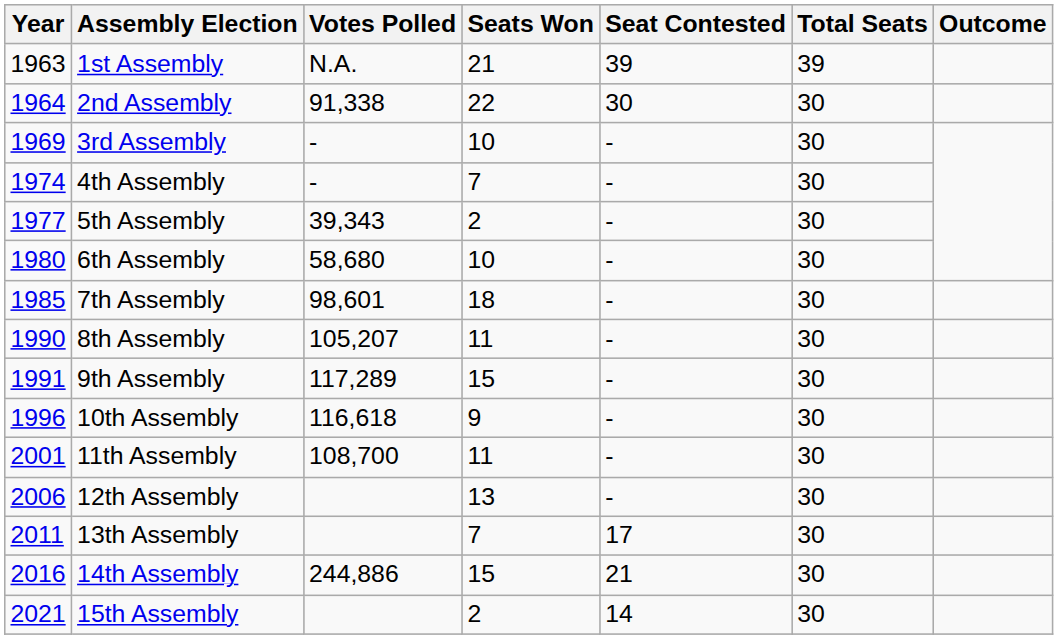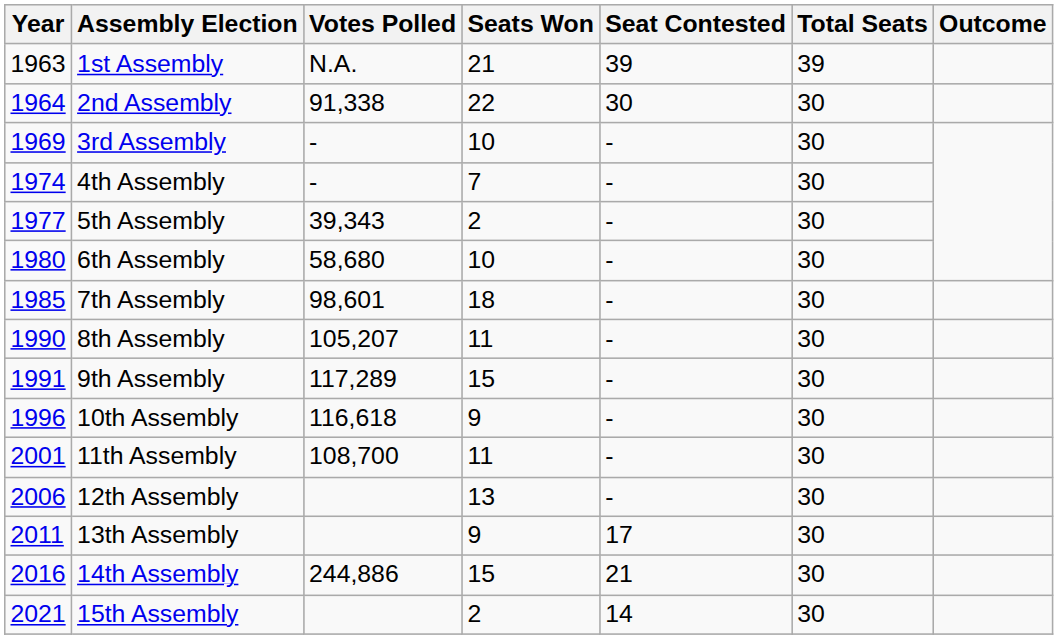(474, 535) 7 -> (474, 535) 9
